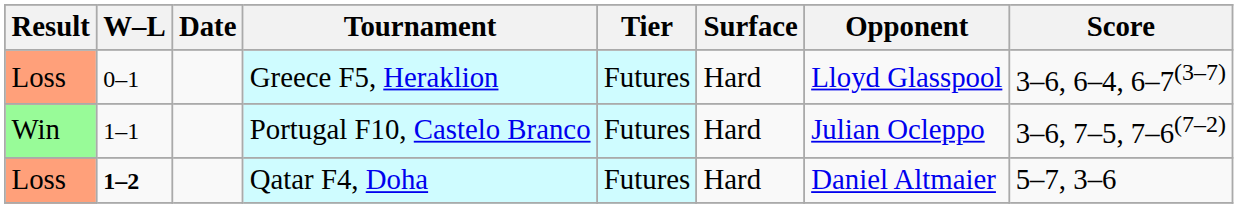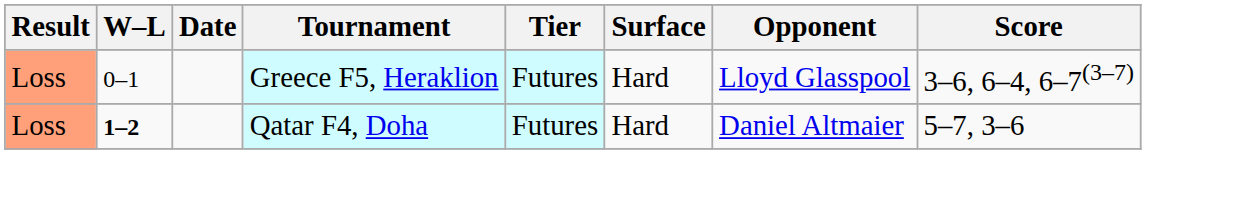- row: (420, 130)
